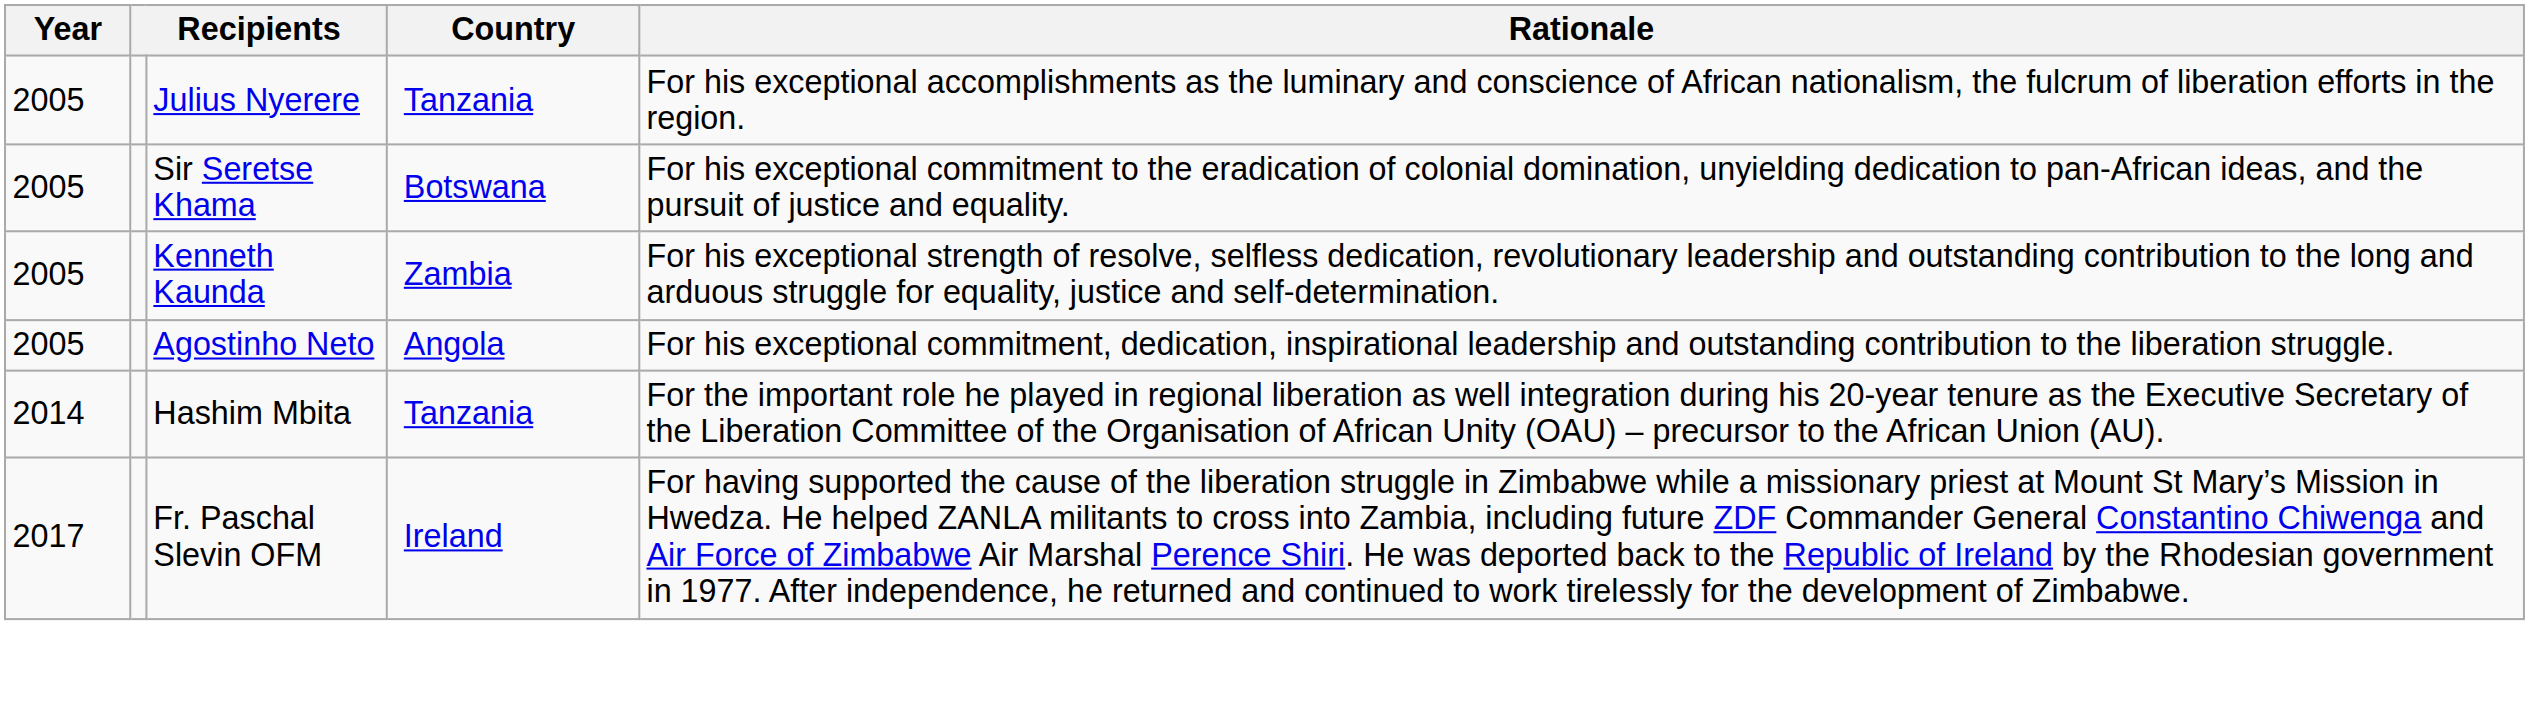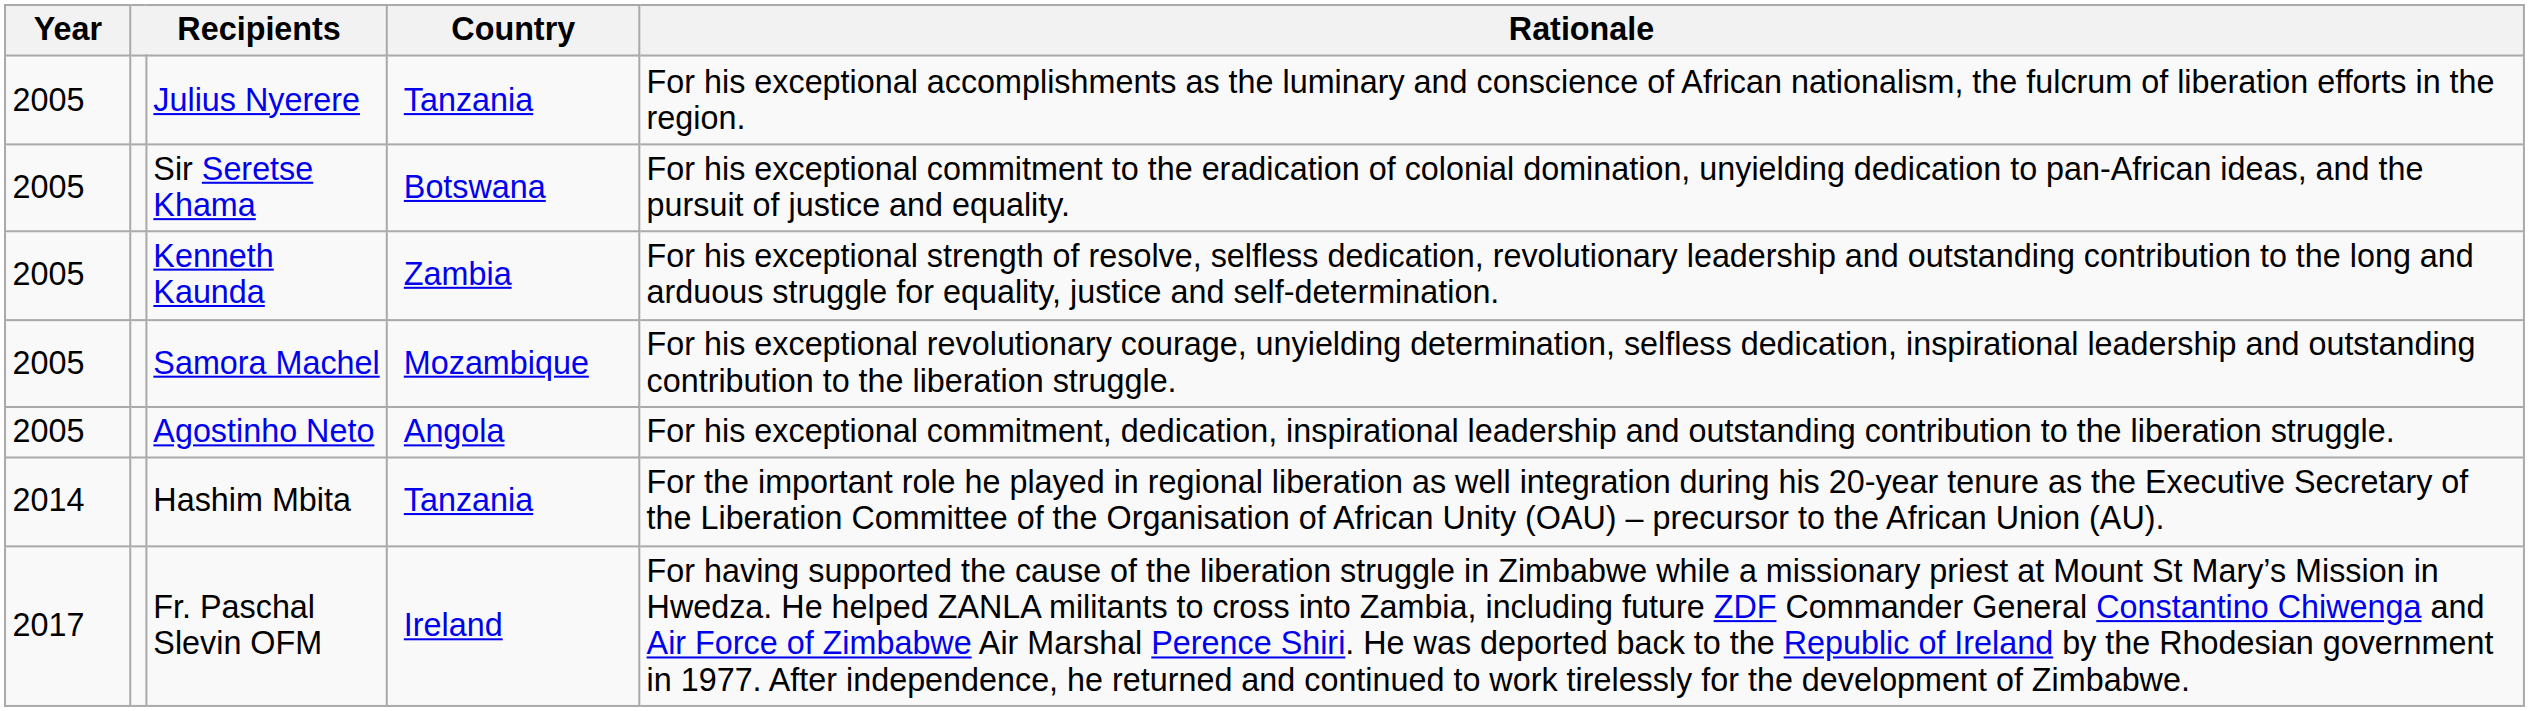+ row: (267, 362)
